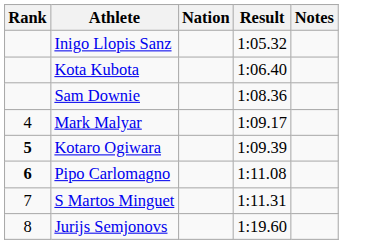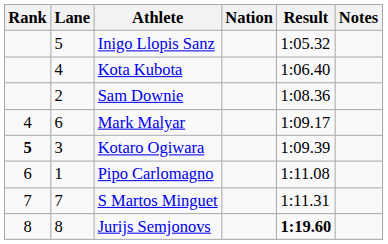+ column: (72, 17)
(28, 174) bold -> (28, 174) normal
(262, 226) normal -> (306, 226) bold
